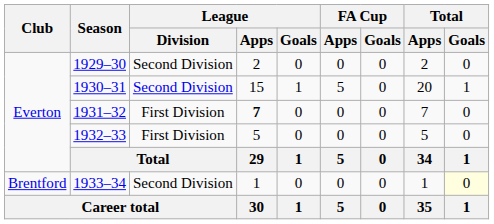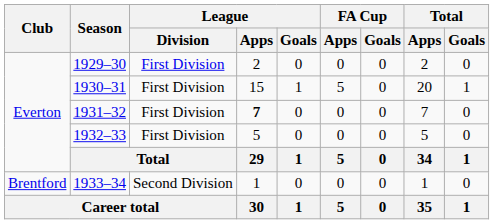(183, 64) Second Division -> (183, 64) First Division
(183, 87) Second Division -> (183, 87) First Division
(467, 183) lightyellow background -> (467, 183) no background
